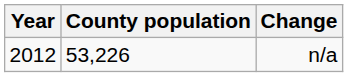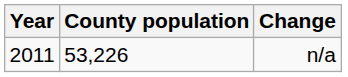(33, 54) 2012 -> (32, 54) 2011
